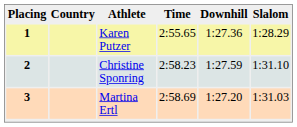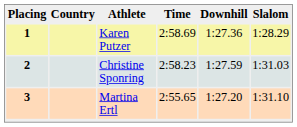(177, 32) 2:55.65 -> (177, 32) 2:58.69
(271, 64) 1:31.10 -> (271, 64) 1:31.03
(177, 96) 2:58.69 -> (177, 96) 2:55.65
(271, 96) 1:31.03 -> (271, 96) 1:31.10
